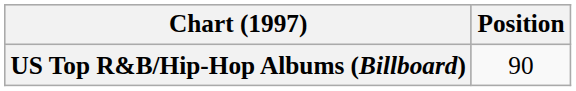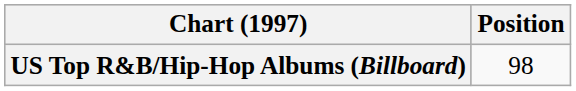(521, 64) 90 -> (521, 64) 98
